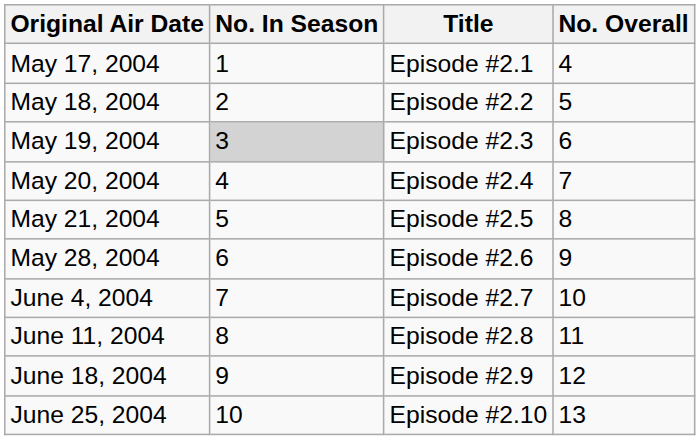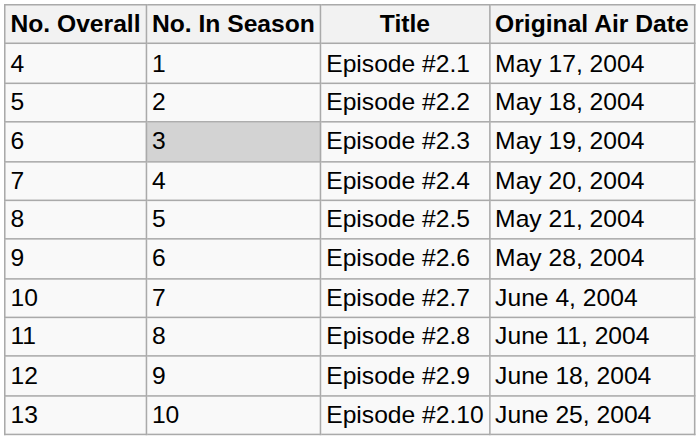columns swapped: (624, 24) <-> (107, 24)
